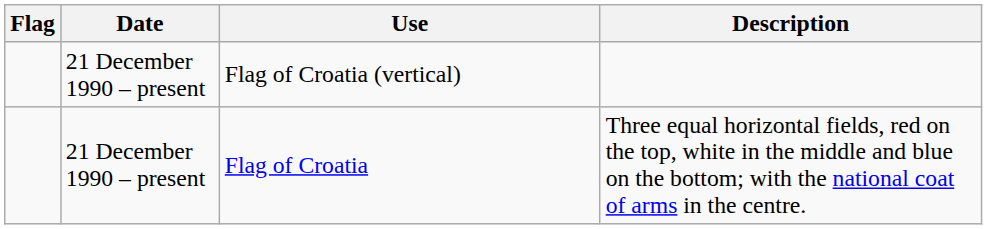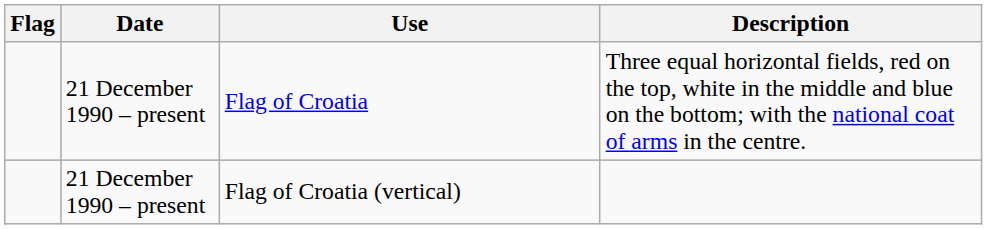rows swapped: (296, 164) <-> (343, 74)
